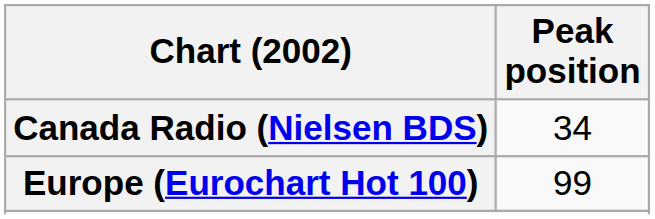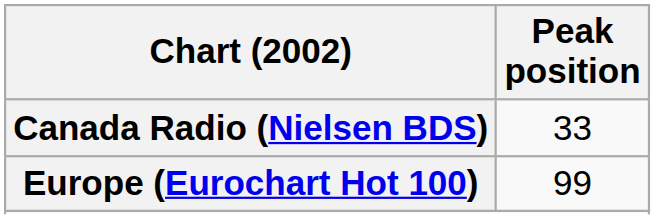(573, 127) 34 -> (573, 127) 33
